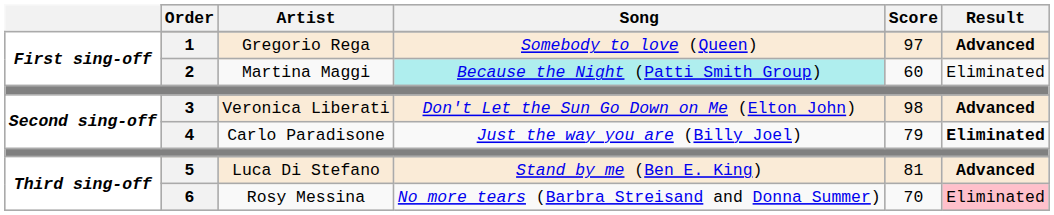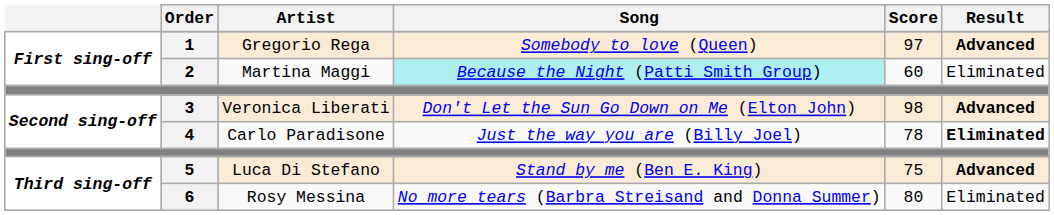(913, 135) 79 -> (913, 135) 78
(913, 171) 81 -> (913, 171) 75
(913, 198) 70 -> (913, 198) 80
(996, 198) pink background -> (996, 198) no background
